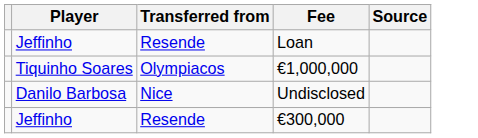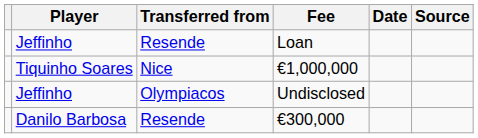+ column: (390, 17)
(182, 68) Olympiacos -> (156, 68) Nice
(71, 94) Danilo Barbosa -> (44, 94) Jeffinho
(156, 94) Nice -> (182, 94) Olympiacos
(44, 119) Jeffinho -> (71, 119) Danilo Barbosa
